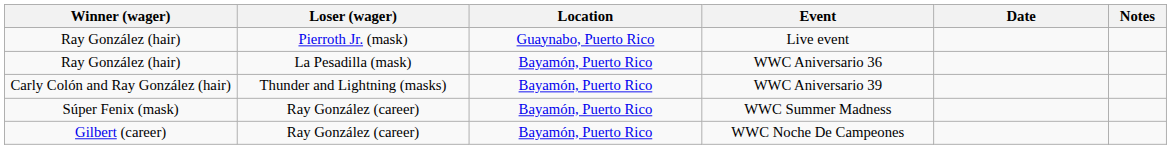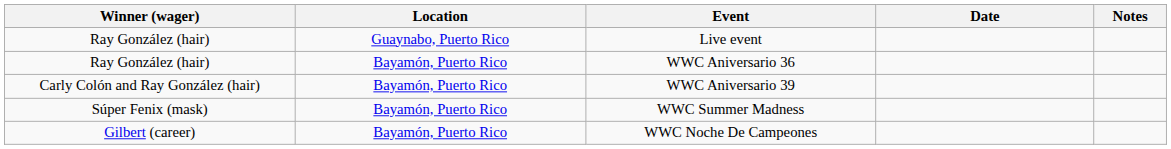- column: (353, 16)
